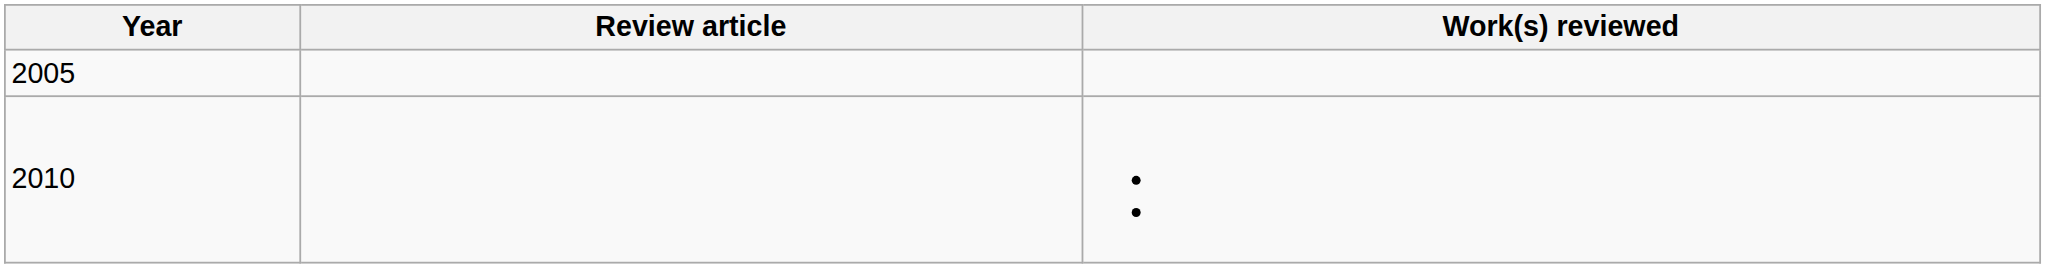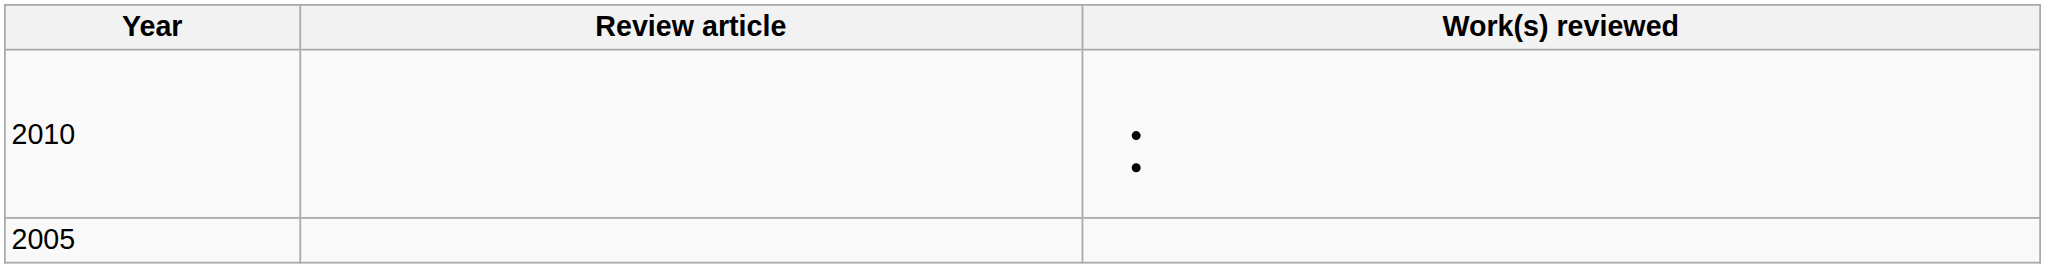rows swapped: (43, 72) <-> (43, 178)
